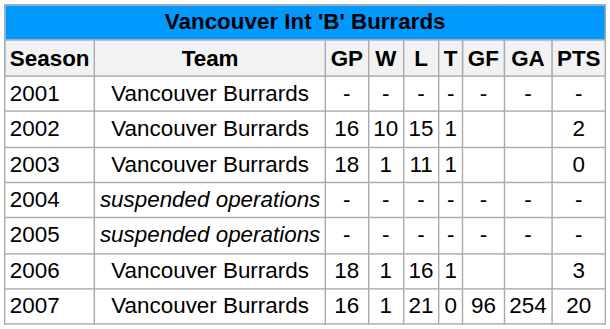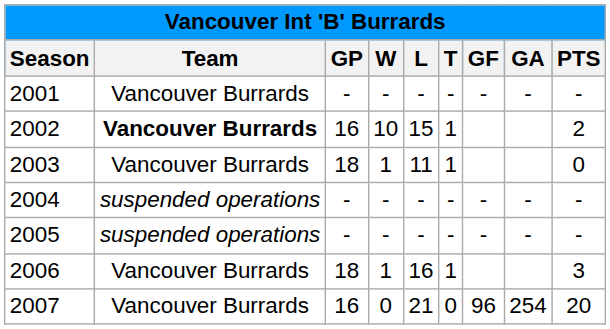(210, 128) normal -> (210, 128) bold
(386, 306) 1 -> (386, 306) 0
